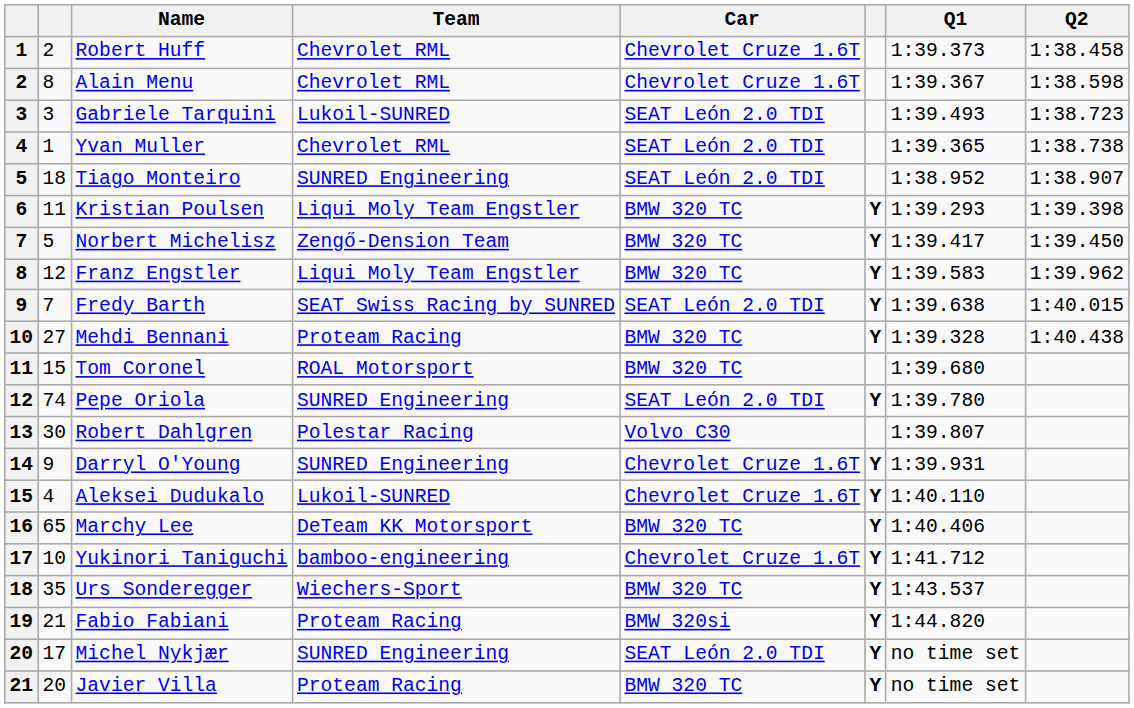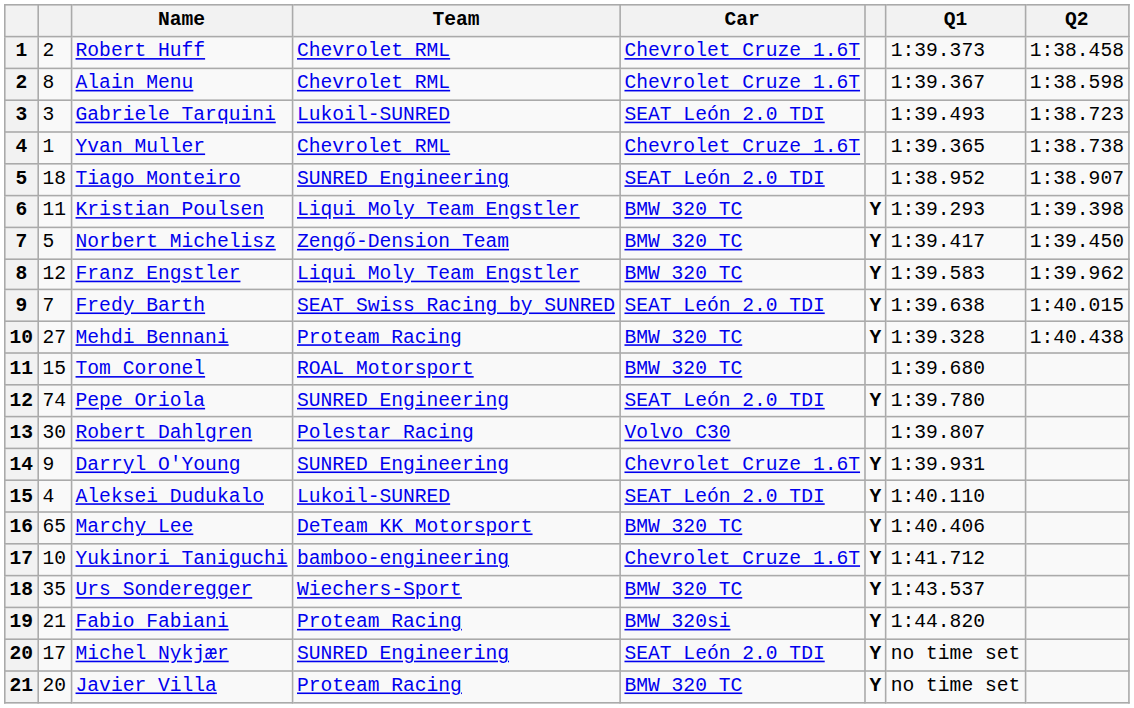(725, 148) SEAT León 2.0 TDI -> (742, 148) Chevrolet Cruze 1.6T
(742, 496) Chevrolet Cruze 1.6T -> (725, 496) SEAT León 2.0 TDI
